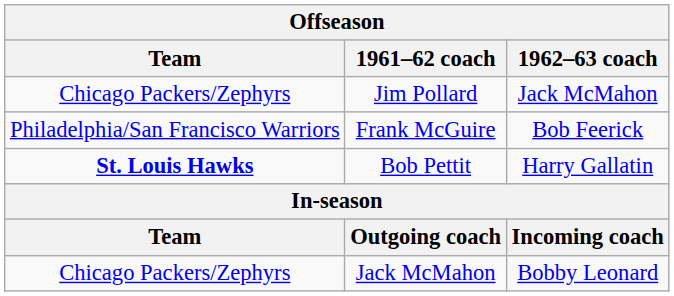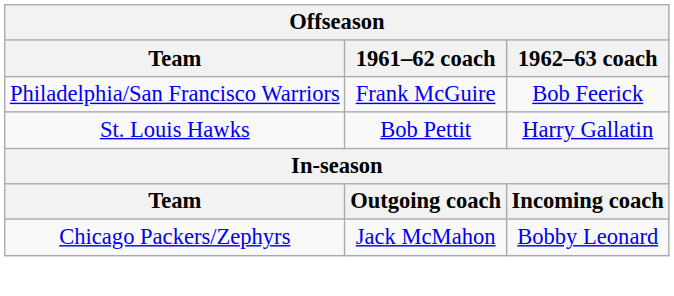- row: (426, 93)
(175, 165) bold -> (175, 129) normal
